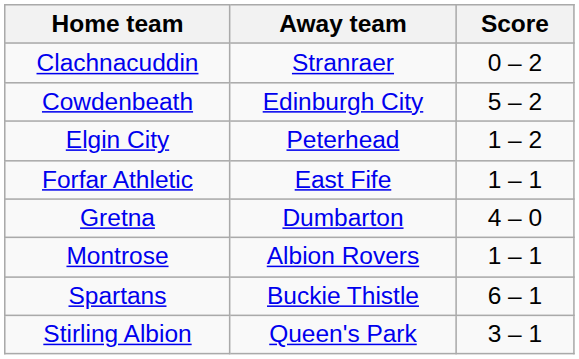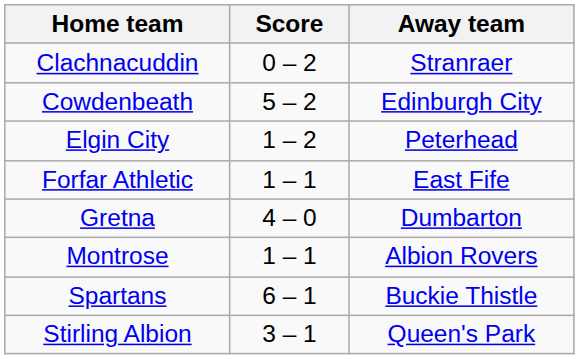columns swapped: (515, 23) <-> (343, 23)
